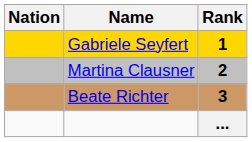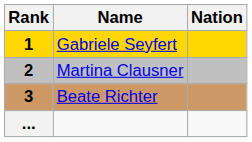columns swapped: (223, 17) <-> (34, 17)
